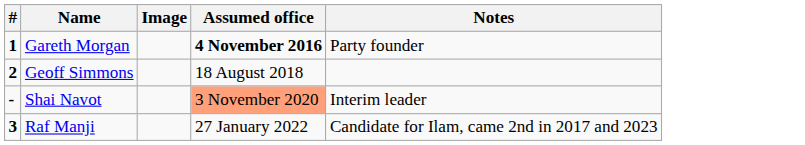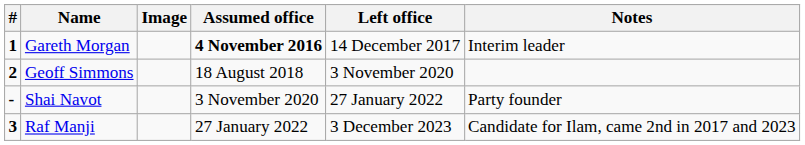+ column: (395, 18)
(377, 45) Party founder -> (516, 45) Interim leader
(257, 99) lightsalmon background -> (257, 99) no background
(378, 99) Interim leader -> (515, 99) Party founder
